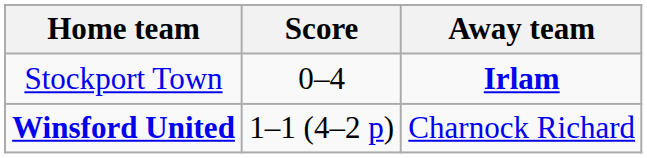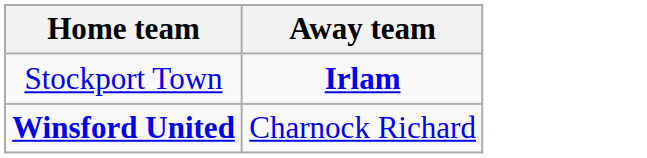- column: (322, 29)
